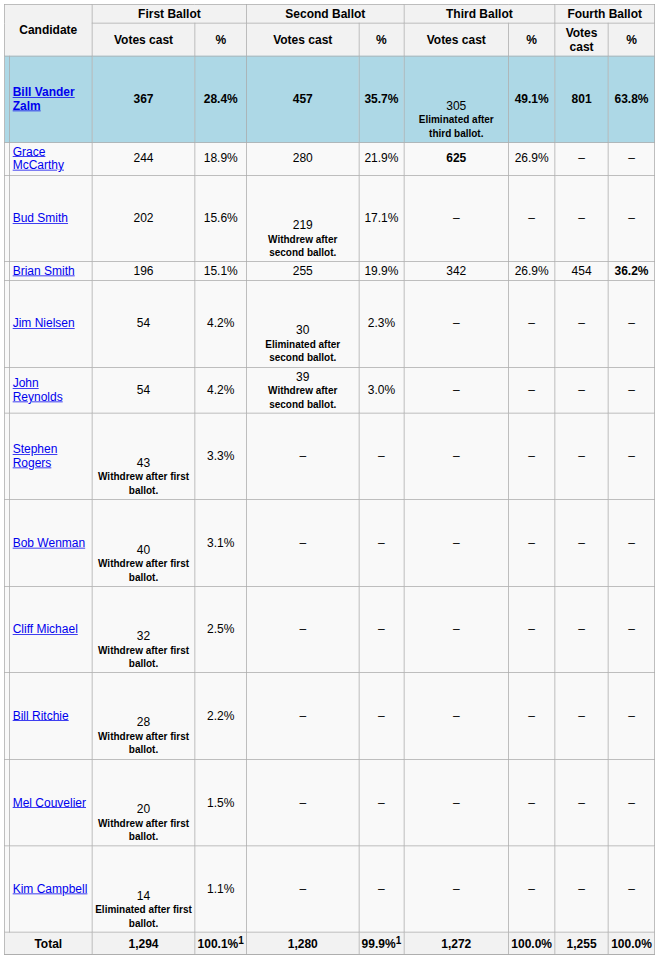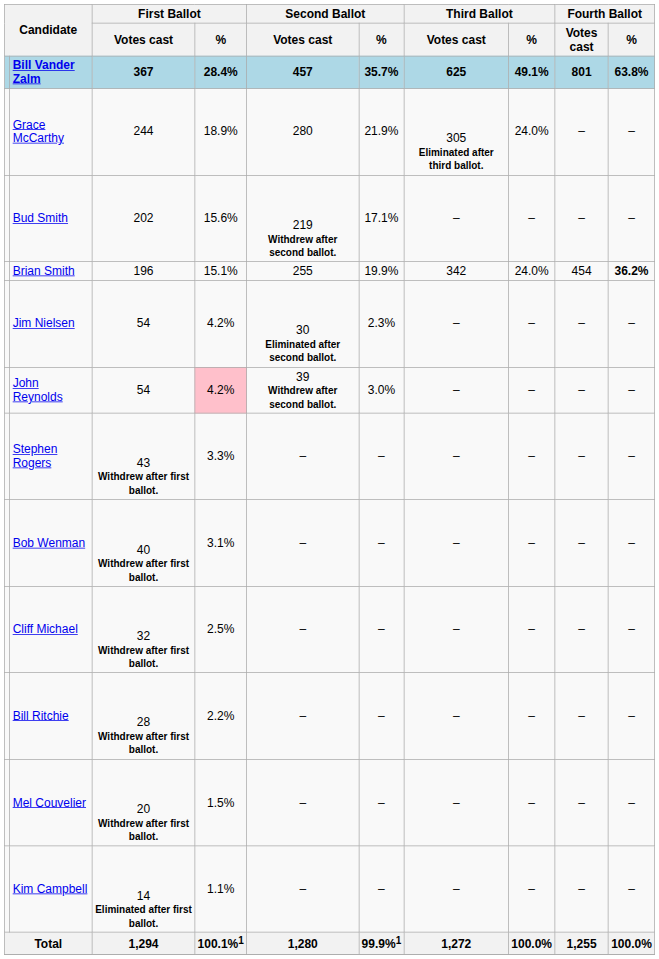(456, 119) 305 Eliminated after third ballot. -> (456, 72) 625
(456, 158) 625 -> (456, 152) 305 Eliminated after third ballot.
(532, 158) 26.9% -> (532, 131) 24.0%
(532, 271) 26.9% -> (532, 271) 24.0%
(221, 390) no background -> (221, 390) pink background
